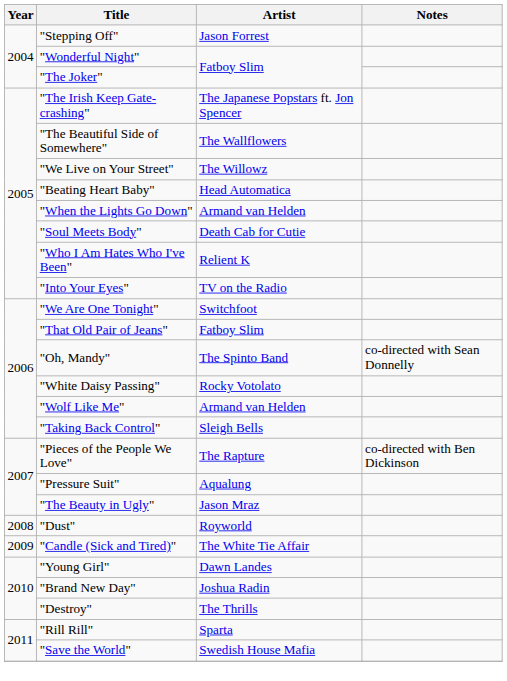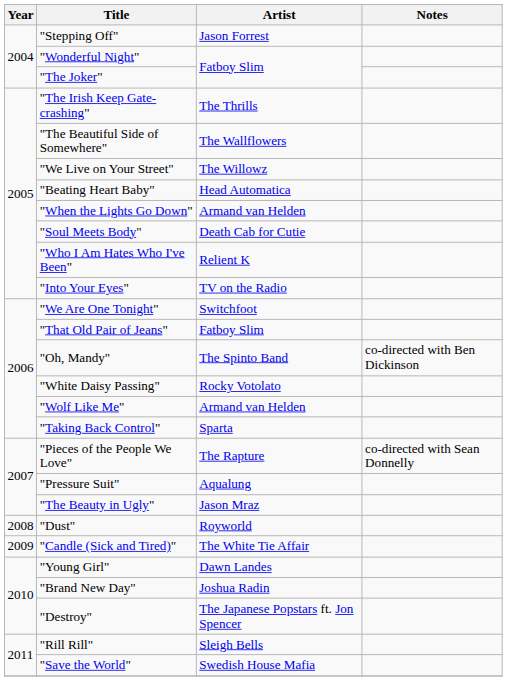(276, 105) The Japanese Popstars ft. Jon Spencer -> (228, 105) The Thrills
(422, 357) co-directed with Sean Donnelly -> (420, 357) co-directed with Ben Dickinson
(231, 427) Sleigh Bells -> (216, 427) Sparta
(420, 455) co-directed with Ben Dickinson -> (422, 455) co-directed with Sean Donnelly
(228, 608) The Thrills -> (276, 616) The Japanese Popstars ft. Jon Spencer
(216, 629) Sparta -> (231, 644) Sleigh Bells
